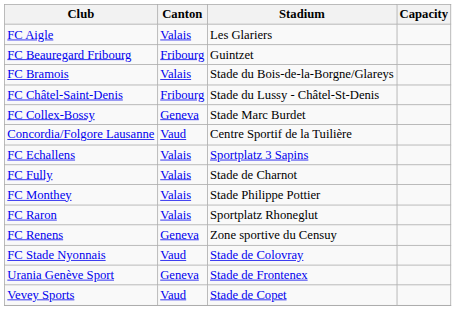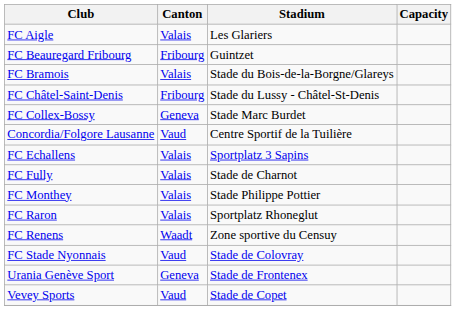(180, 235) Geneva -> (176, 235) Waadt
